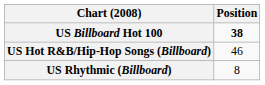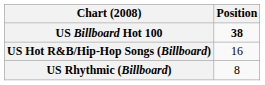(237, 51) 46 -> (237, 51) 16
